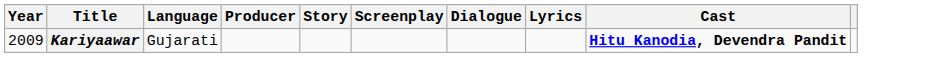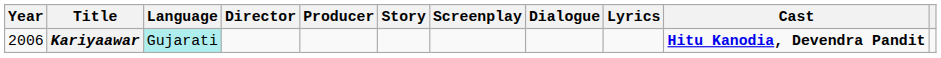+ column: (261, 17)
(26, 41) 2009 -> (26, 41) 2006
(182, 41) no background -> (182, 41) paleturquoise background
